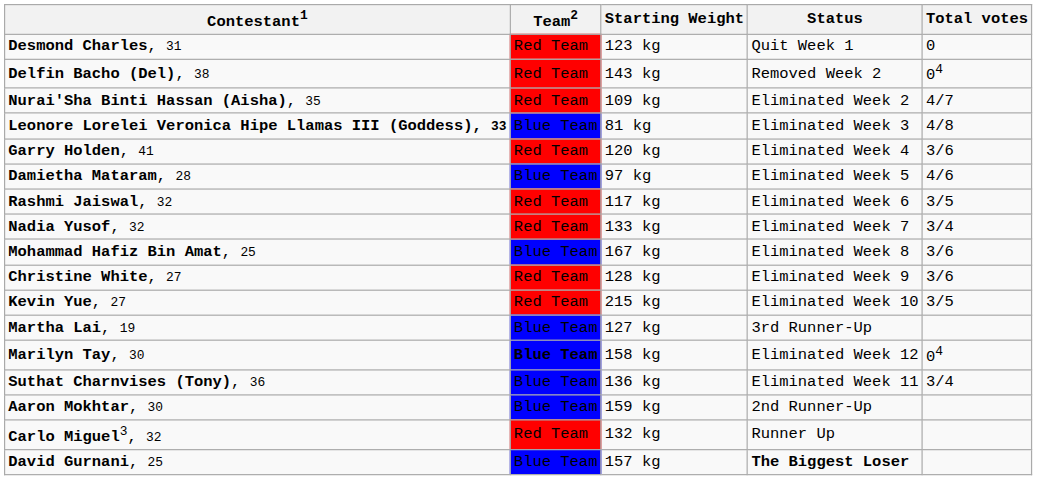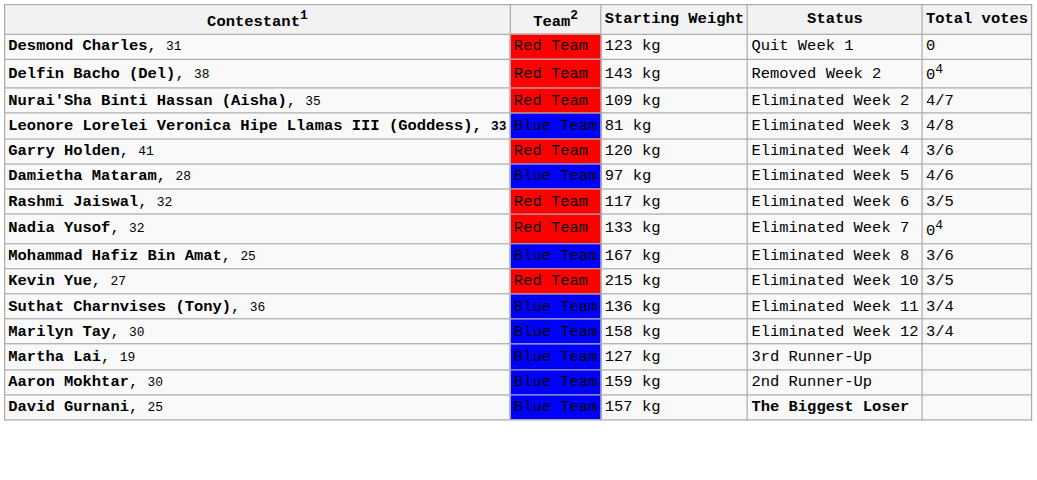(940, 227) 3/4 -> (934, 229) 04
- row: (95, 277)
rows swapped: (137, 382) <-> (72, 328)
(556, 355) bold -> (556, 332) normal
(934, 355) 04 -> (940, 332) 3/4
- row: (85, 434)
